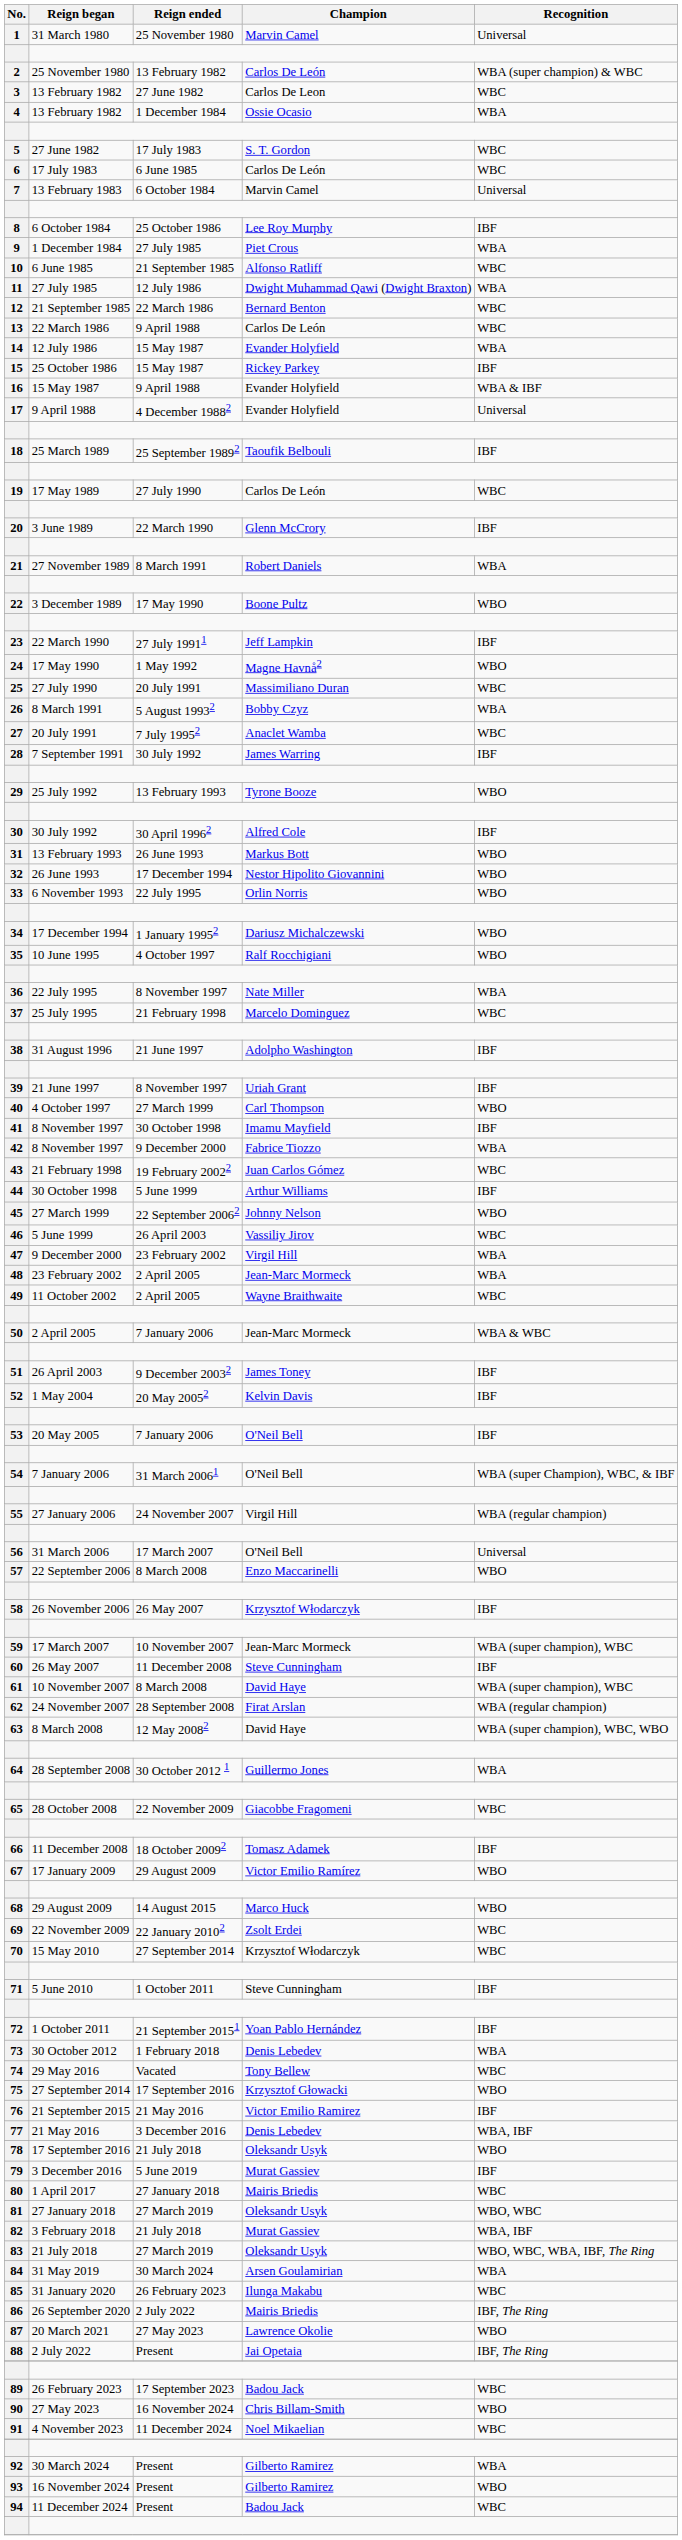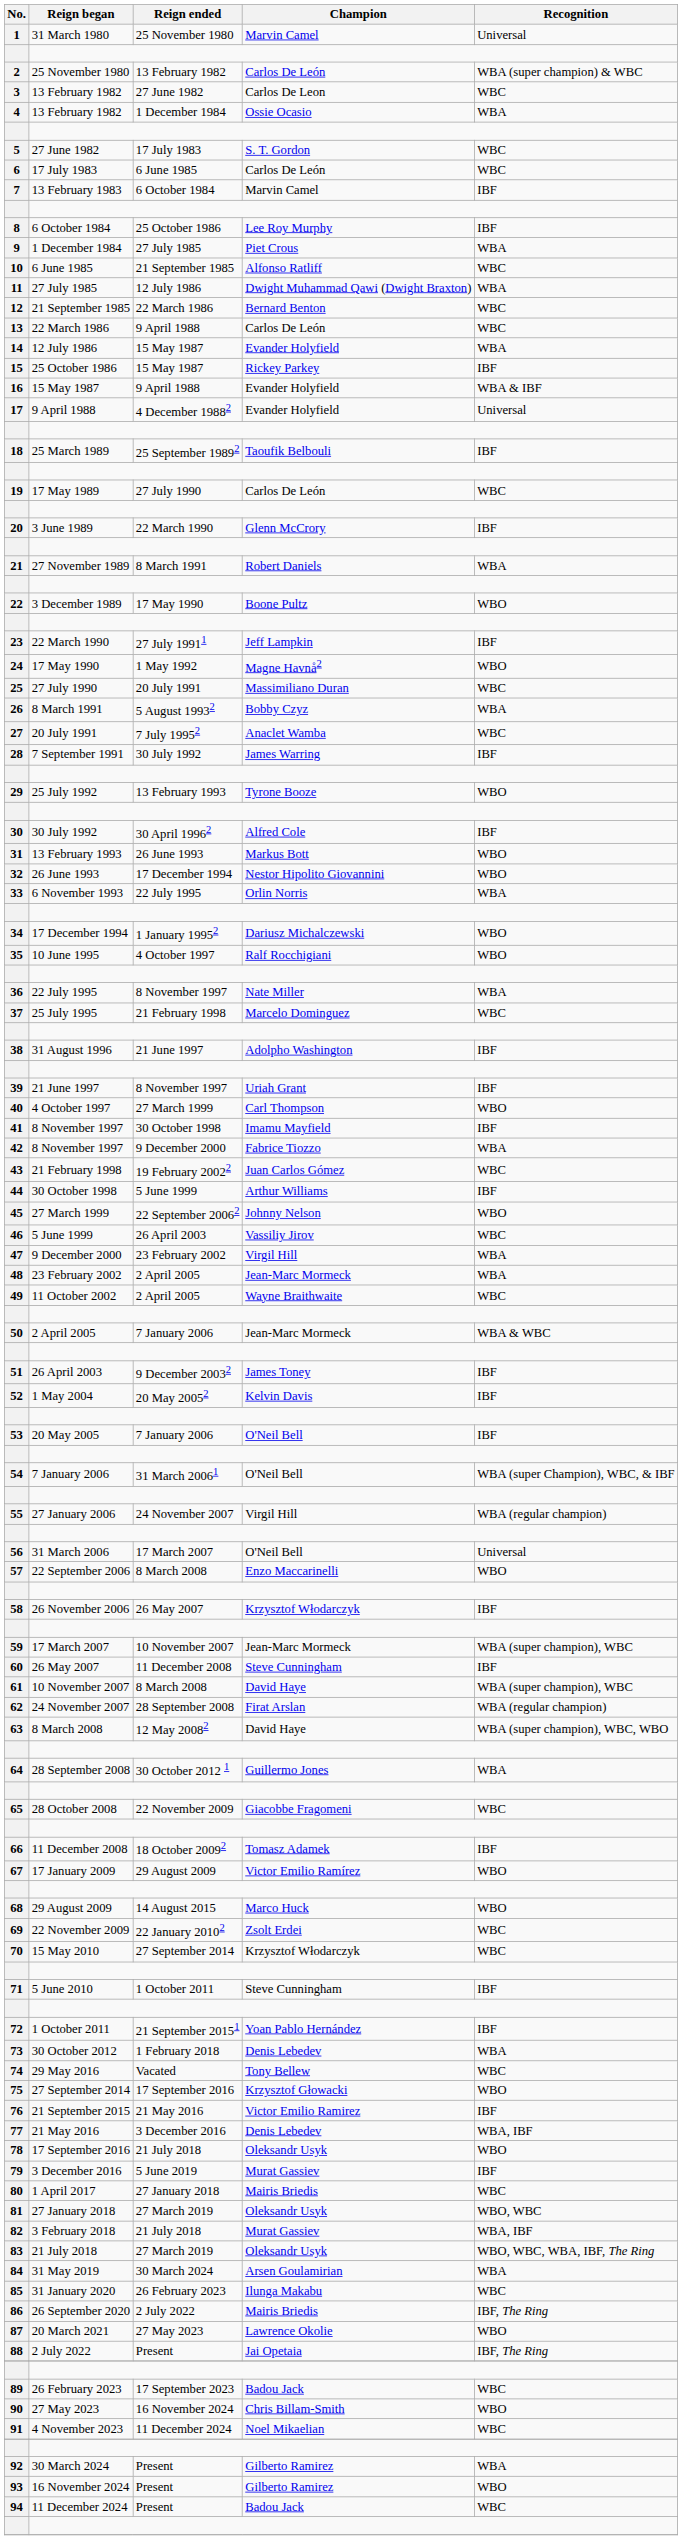(502, 190) Universal -> (487, 190) IBF
(492, 893) WBO -> (492, 893) WBA
